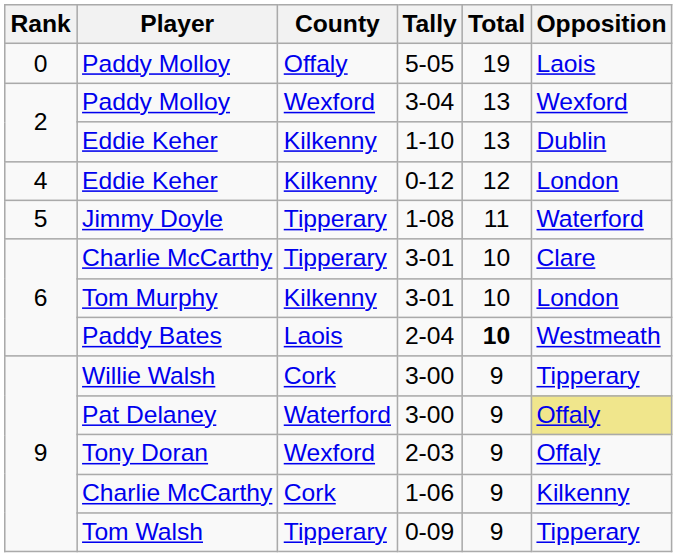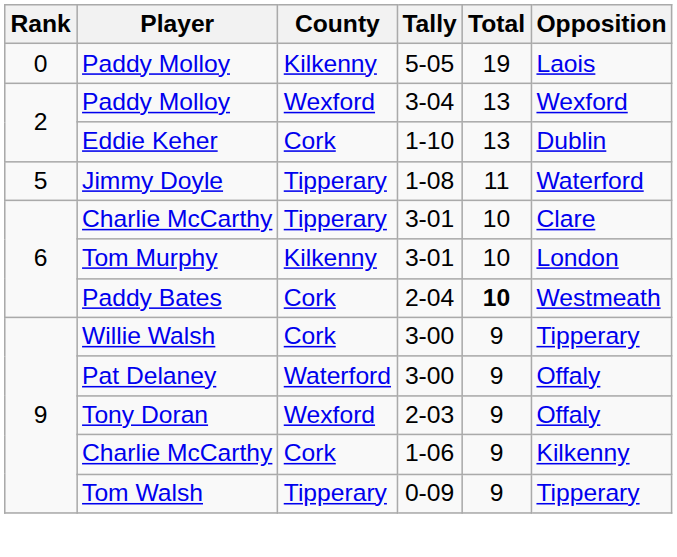(316, 63) Offaly -> (330, 63) Kilkenny
(330, 141) Kilkenny -> (310, 141) Cork
- row: (150, 180)
(313, 336) Laois -> (310, 297) Cork
(568, 414) khaki background -> (568, 375) no background
